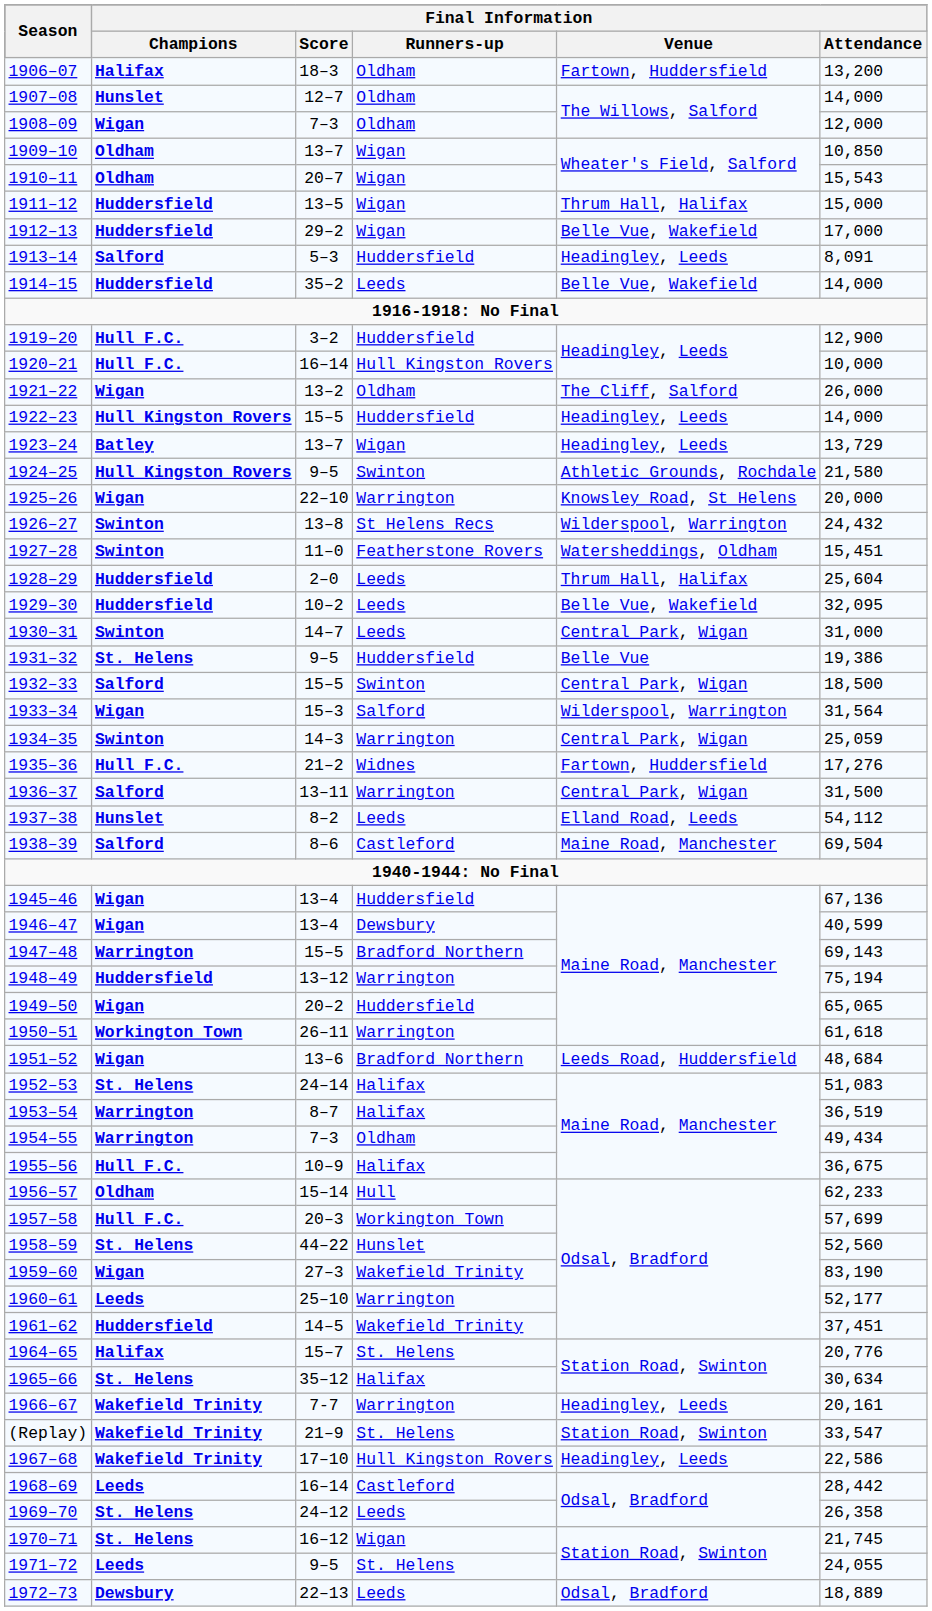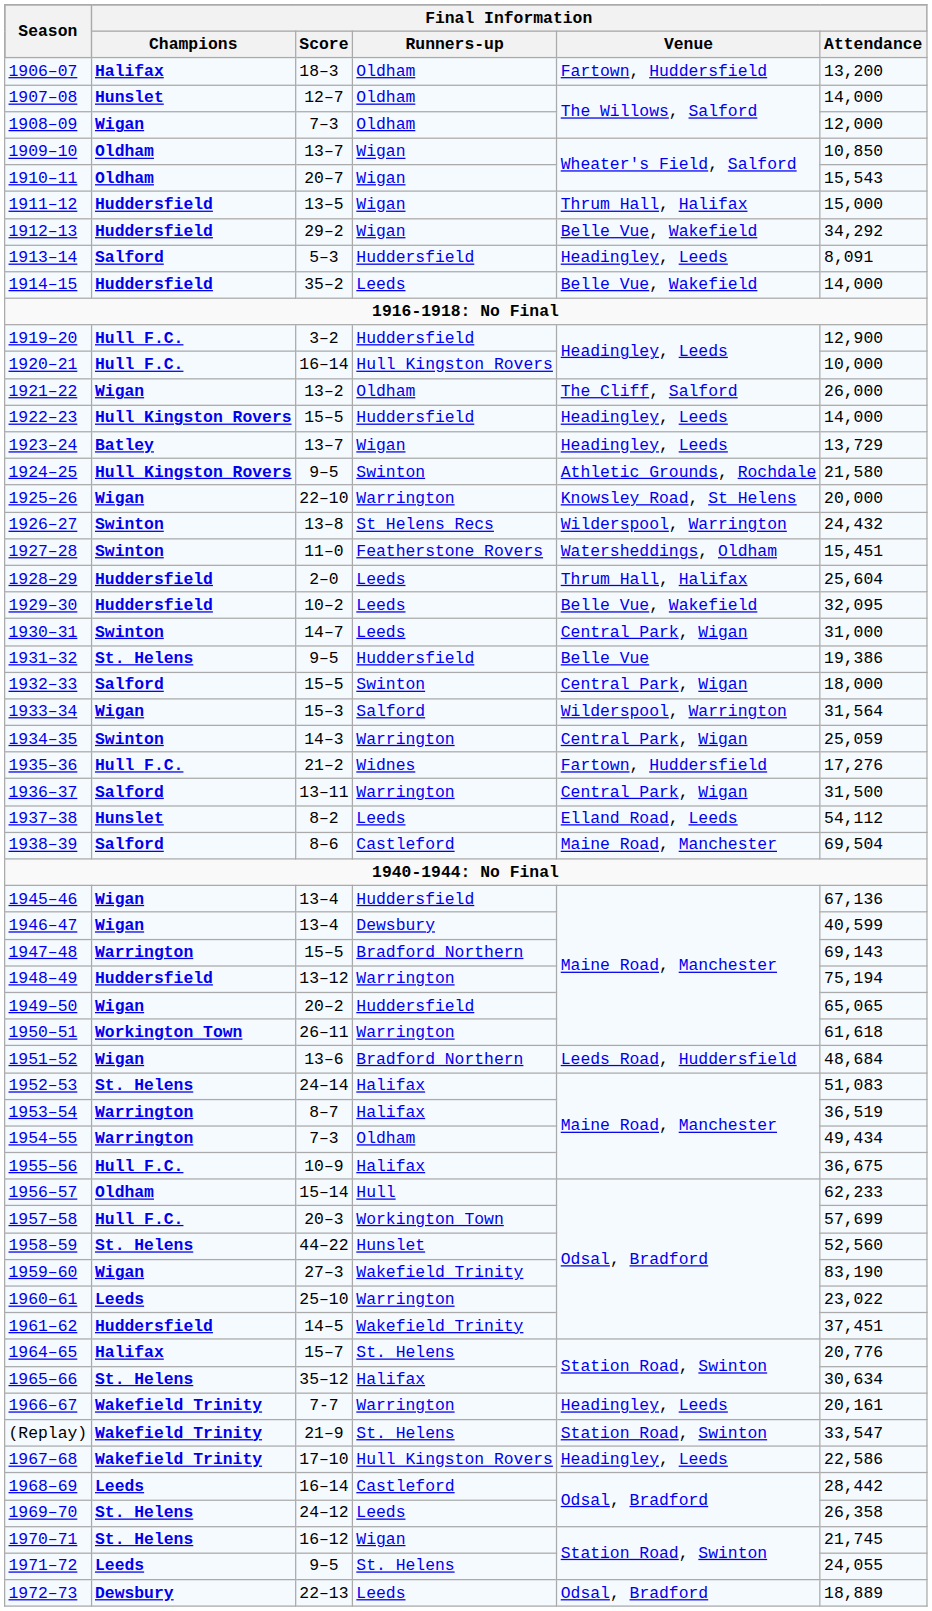(854, 232) 17,000 -> (854, 232) 34,292
(854, 685) 18,500 -> (854, 685) 18,000
(854, 1299) 52,177 -> (854, 1299) 23,022
